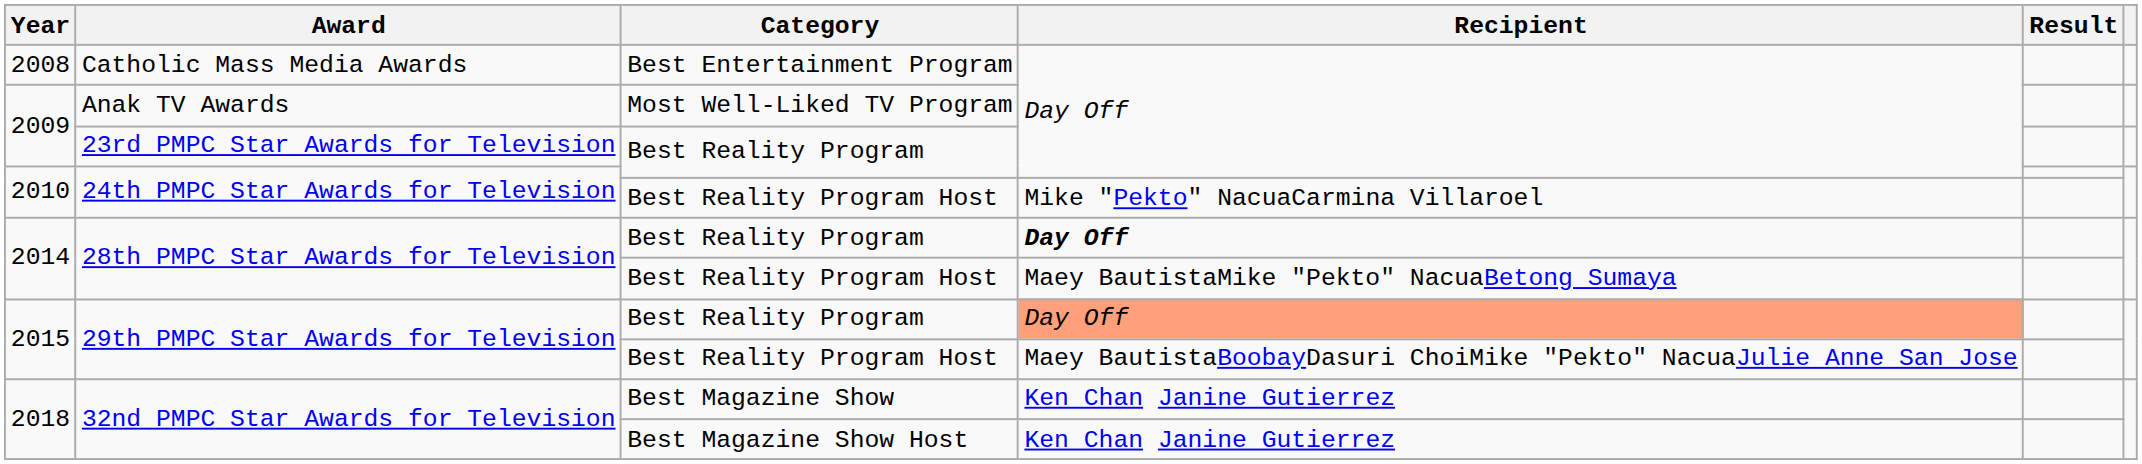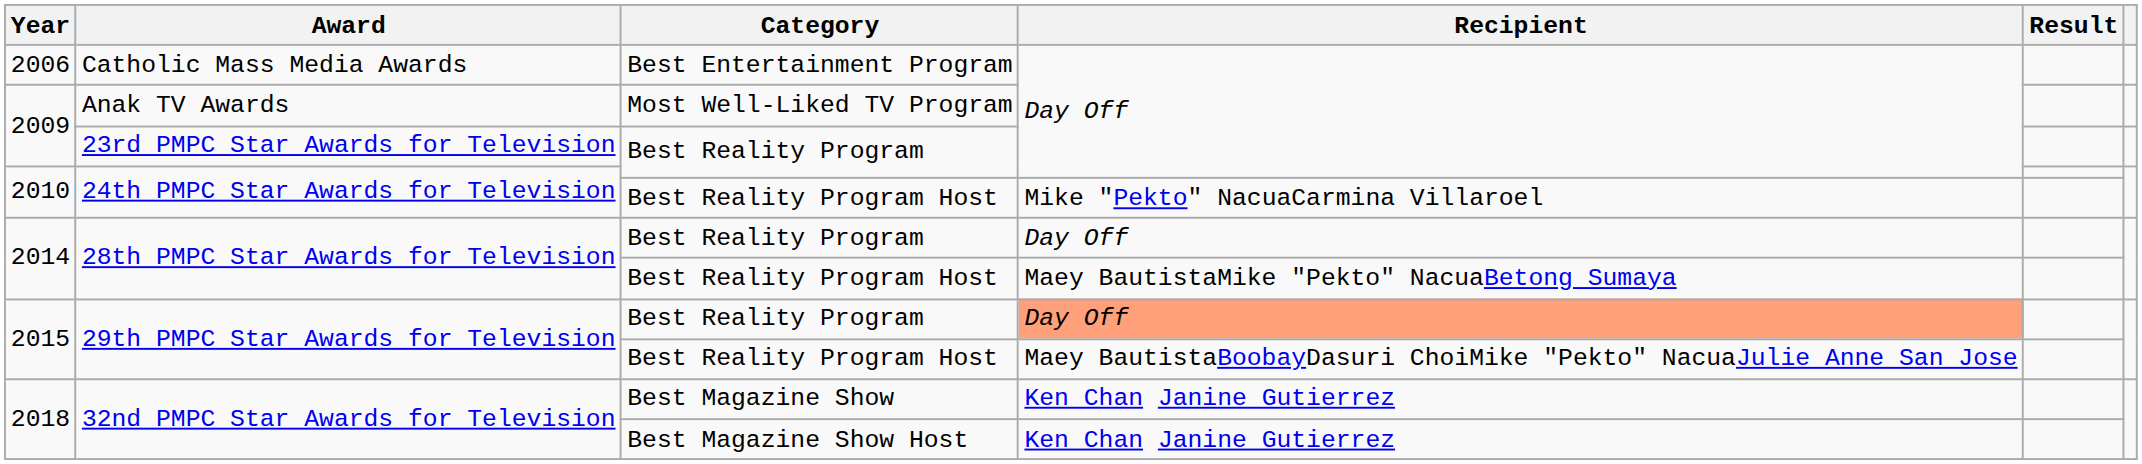(40, 65) 2008 -> (40, 65) 2006
(1076, 238) bold -> (1076, 238) normal
